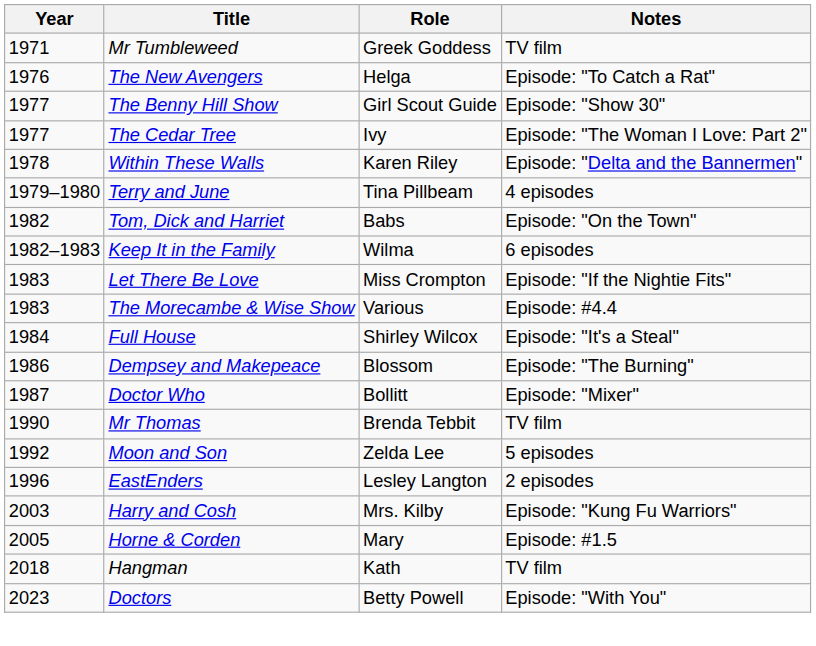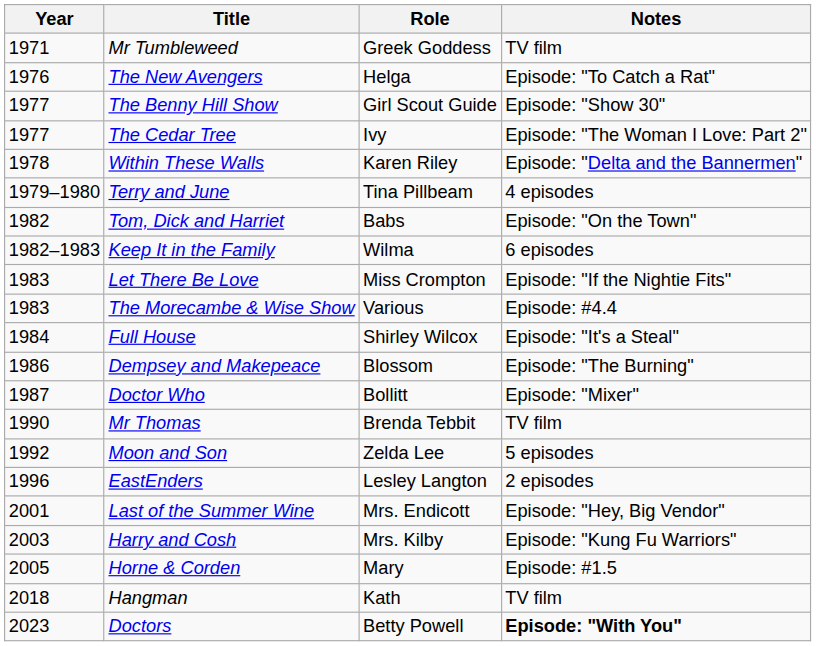+ row: (211, 510)
(586, 597) normal -> (594, 626) bold
